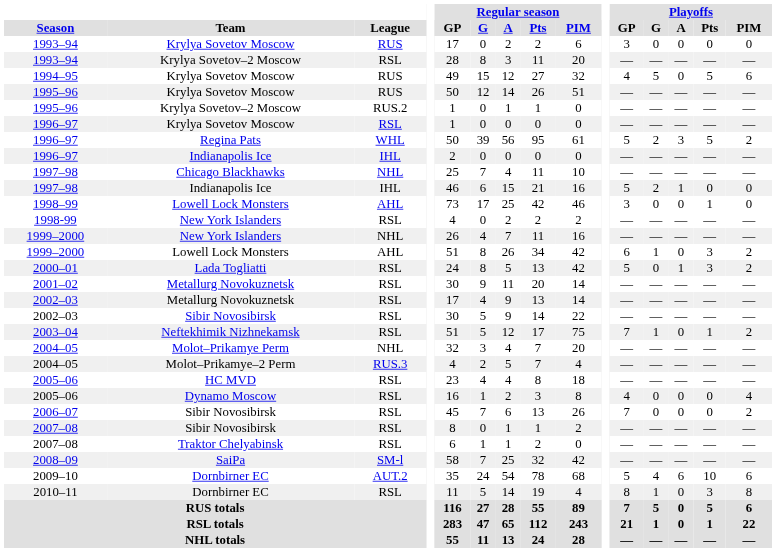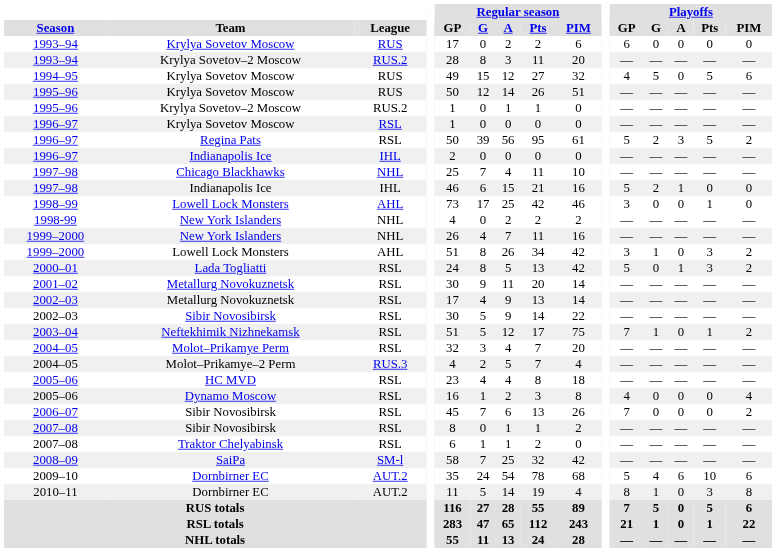(627, 44) 3 -> (627, 44) 6
(390, 60) RSL -> (390, 60) RUS.2
(390, 140) WHL -> (390, 140) RSL
(390, 220) RSL -> (390, 220) NHL
(627, 252) 6 -> (627, 252) 3
(390, 348) NHL -> (390, 348) RSL
(390, 492) RSL -> (390, 492) AUT.2
